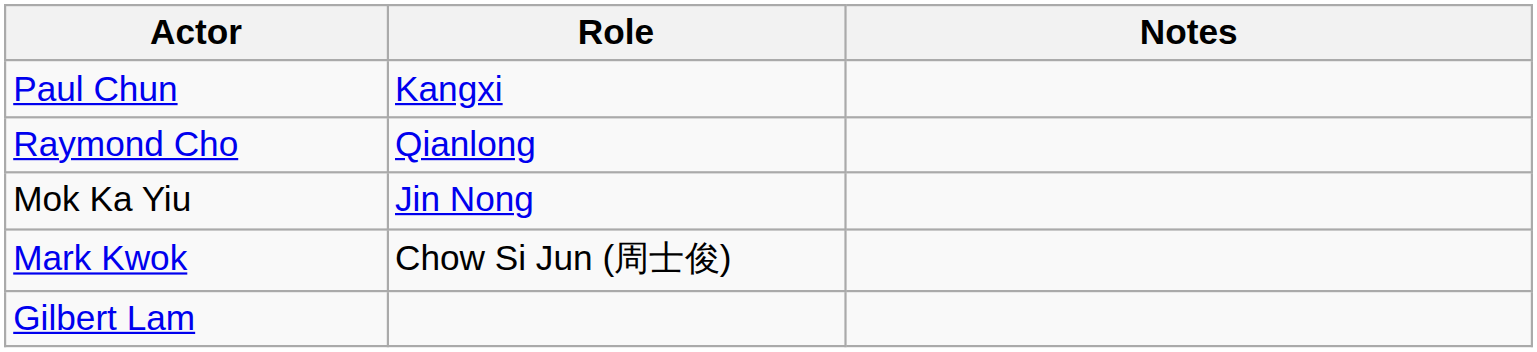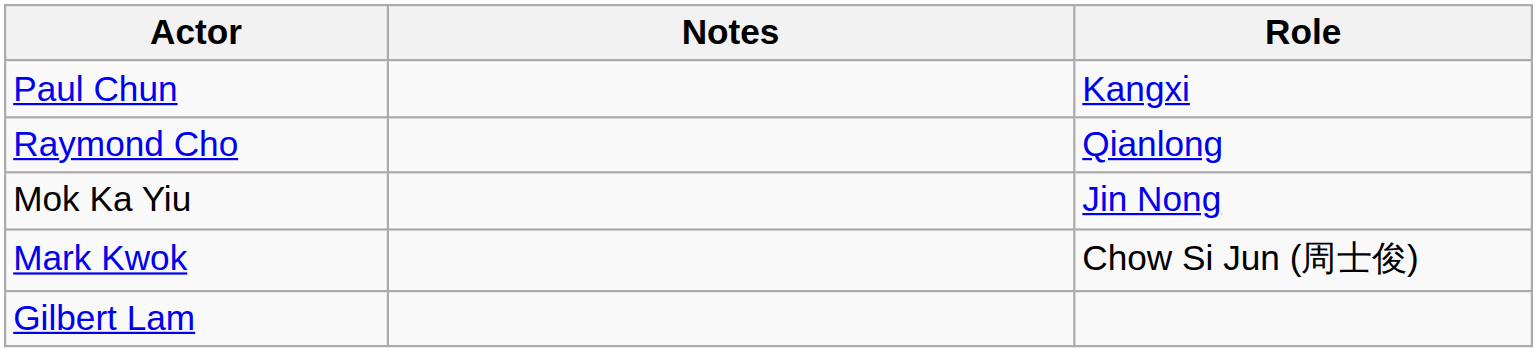columns swapped: (616, 32) <-> (1189, 32)
